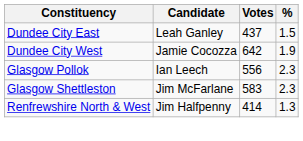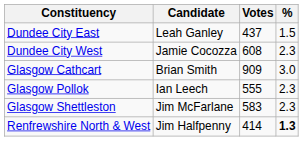(252, 51) 642 -> (252, 51) 608
(287, 51) 1.9 -> (287, 51) 2.3
+ row: (54, 70)
(252, 70) 556 -> (252, 88) 555
(287, 107) normal -> (287, 126) bold
